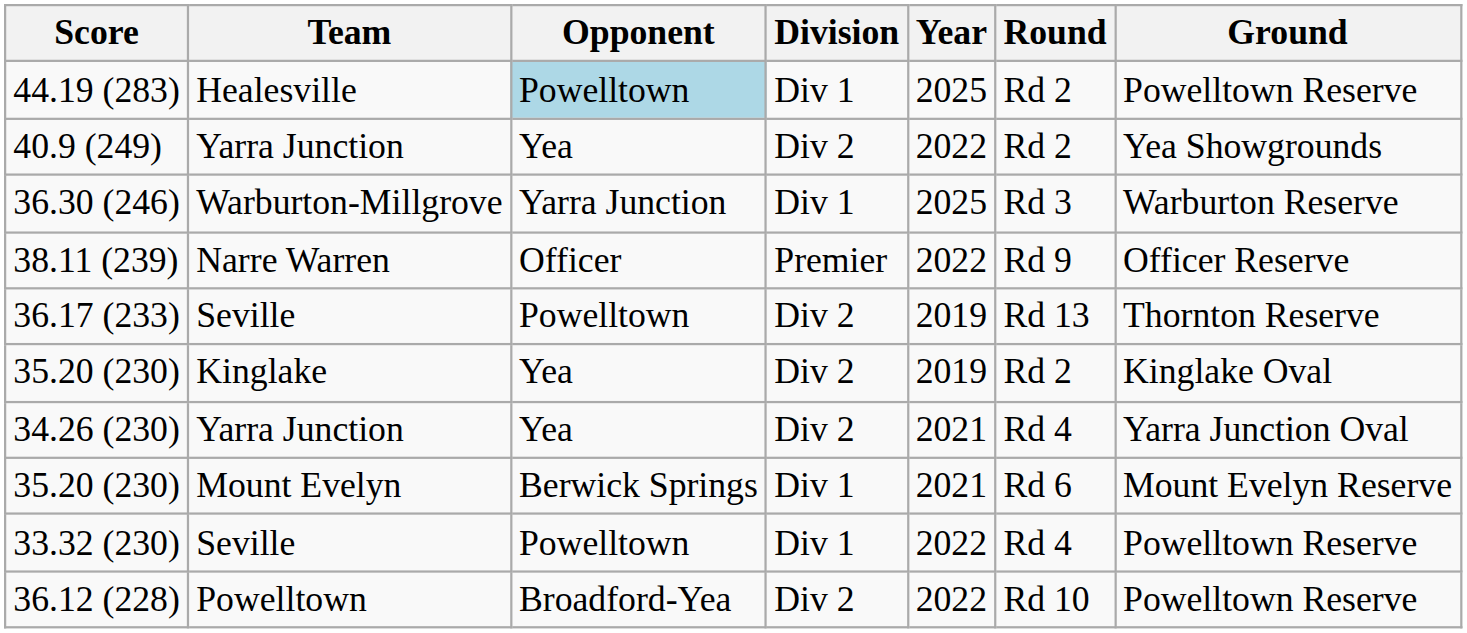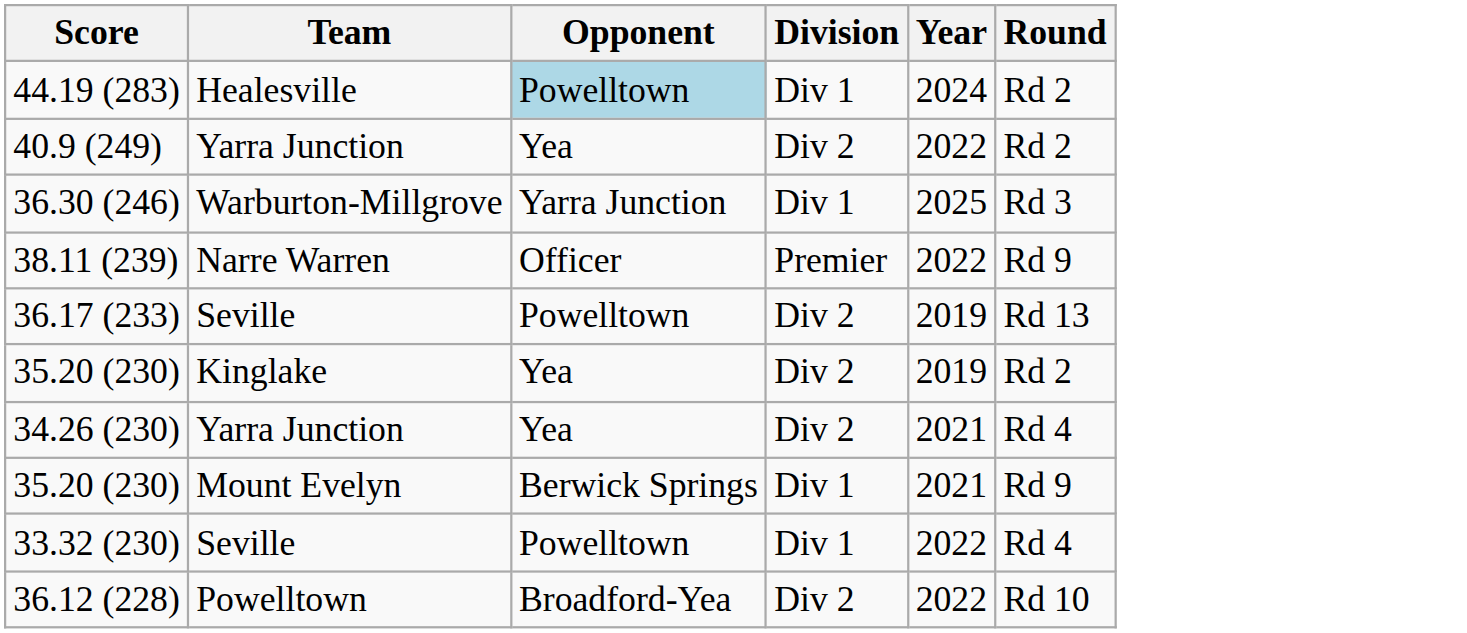- column: (1288, 32)
(951, 89) 2025 -> (951, 89) 2024
(1038, 485) Rd 6 -> (1038, 485) Rd 9
